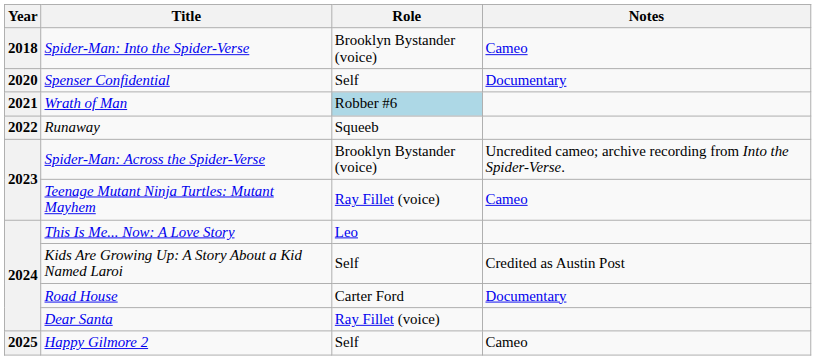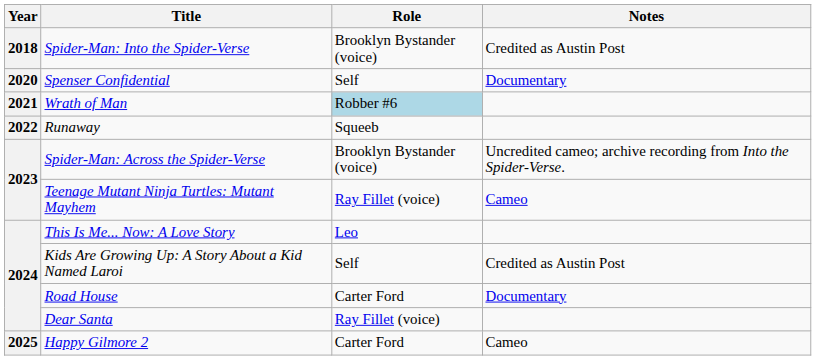(507, 48) Cameo -> (555, 48) Credited as Austin Post
(347, 342) Self -> (369, 342) Carter Ford
